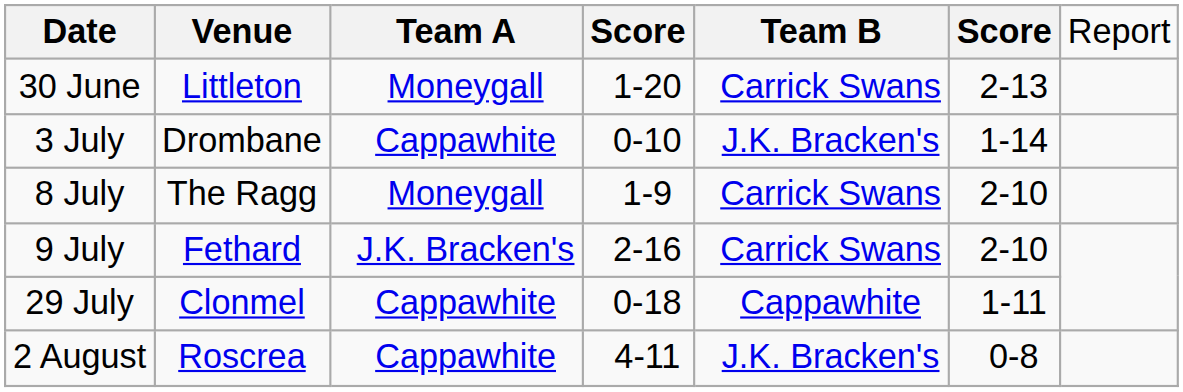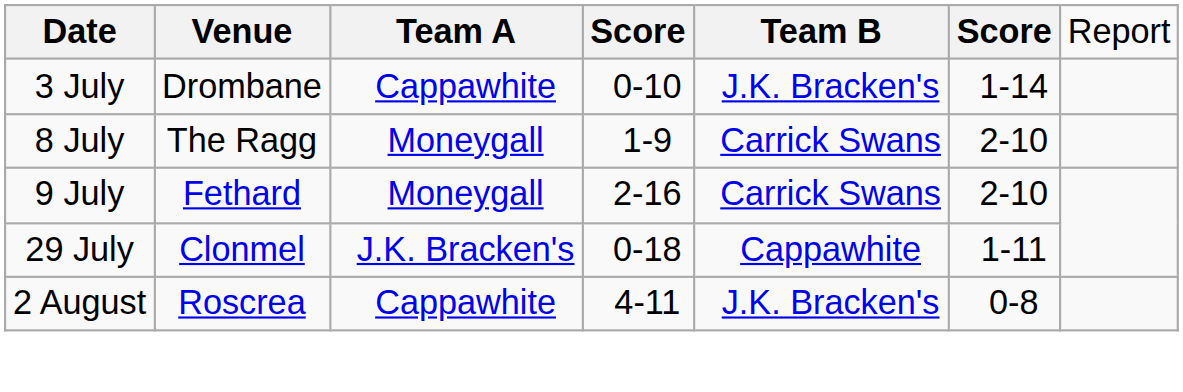- row: (80, 85)
(456, 248) J.K. Bracken's -> (456, 194) Moneygall
(456, 303) Cappawhite -> (456, 248) J.K. Bracken's
